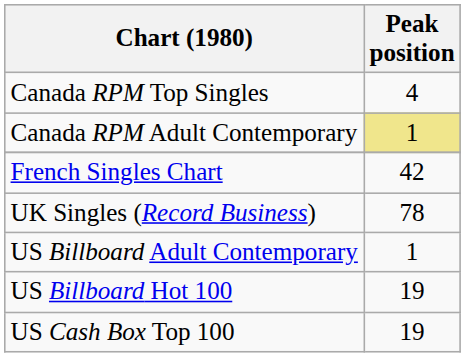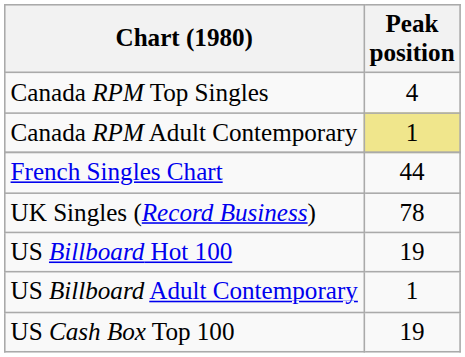(412, 172) 42 -> (412, 172) 44
rows swapped: (121, 291) <-> (184, 251)
